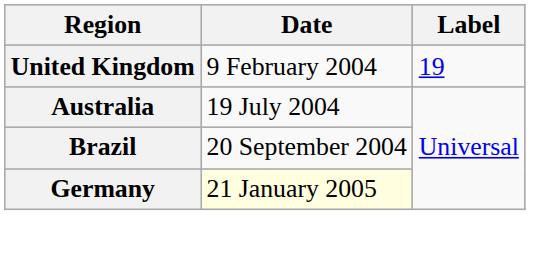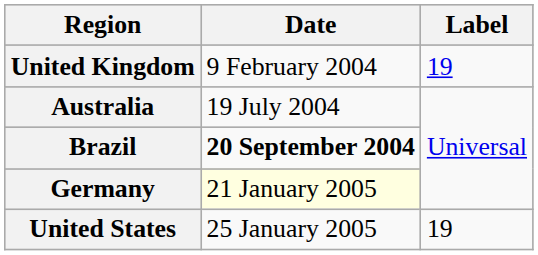(307, 147) normal -> (311, 147) bold
+ row: (103, 229)
